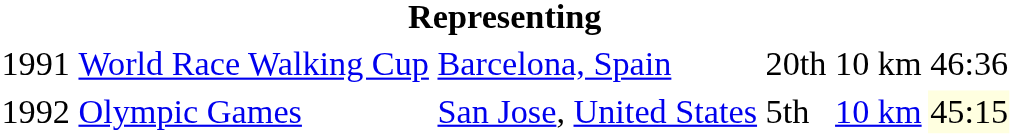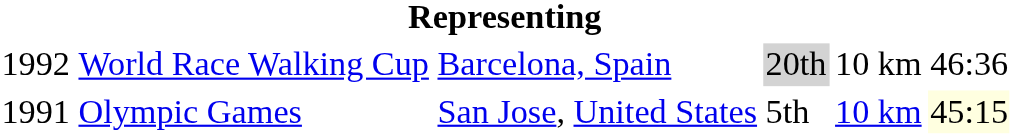(36, 64) 1991 -> (36, 64) 1992
(796, 64) no background -> (796, 64) lightgrey background
(36, 111) 1992 -> (36, 111) 1991
